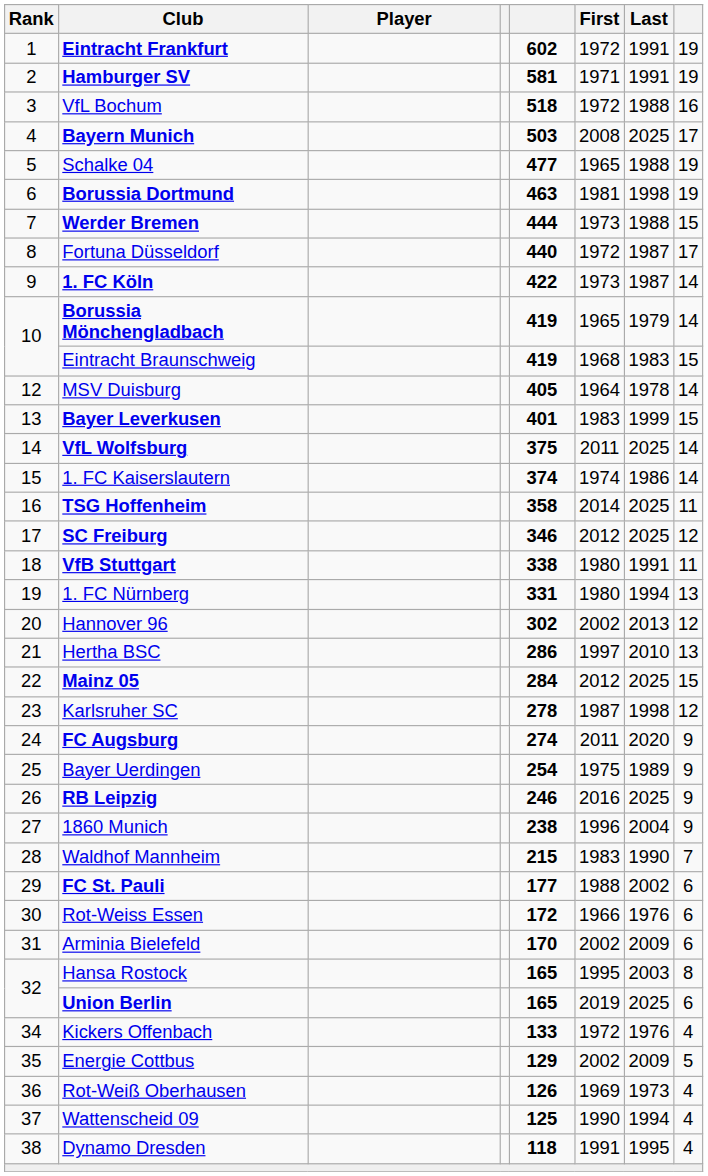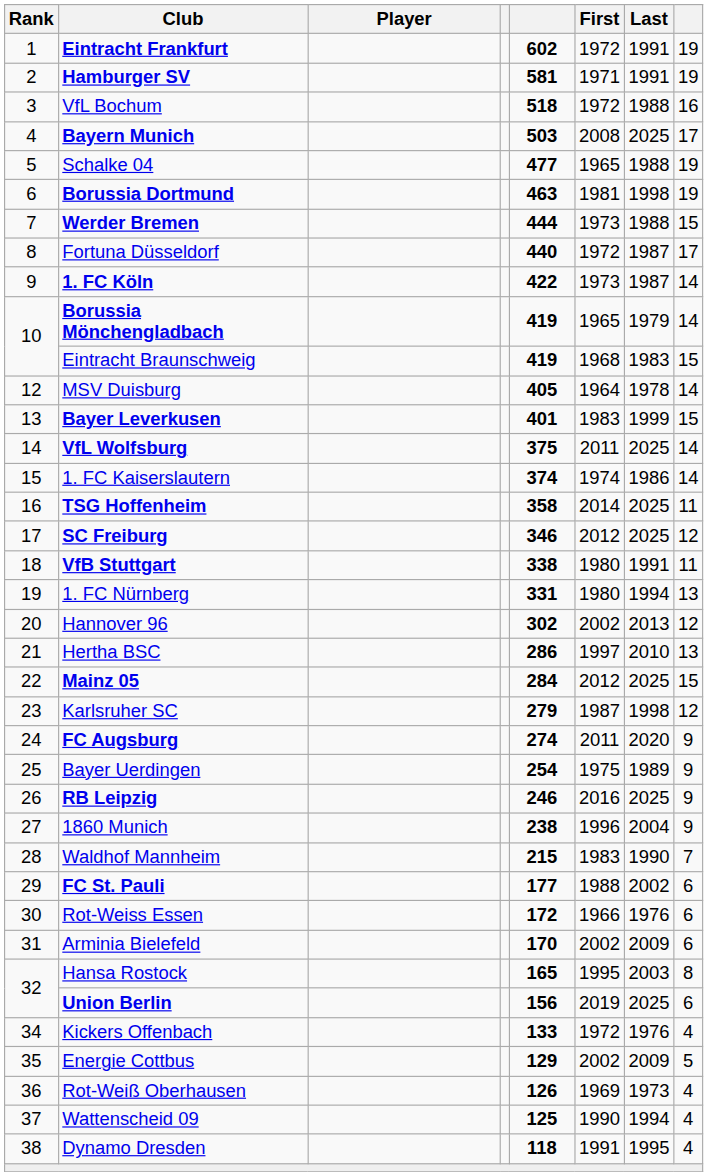(542, 710) 278 -> (542, 710) 279
(542, 1002) 165 -> (542, 1002) 156
